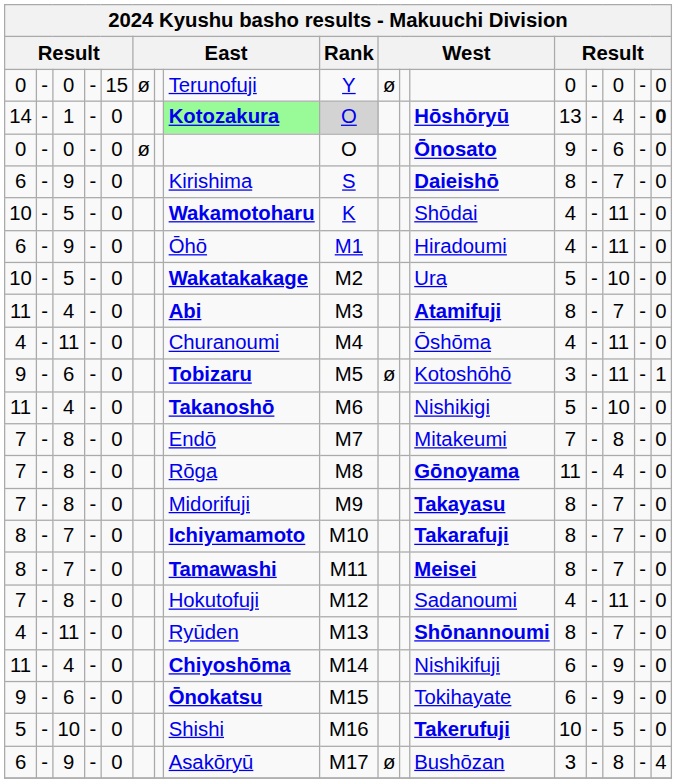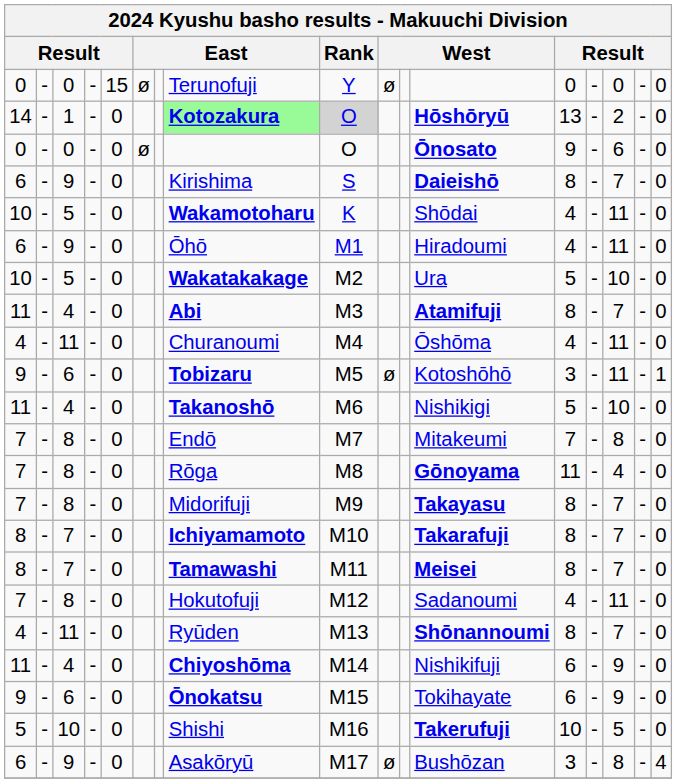(618, 117) 4 -> (618, 117) 2
(661, 117) bold -> (661, 117) normal
